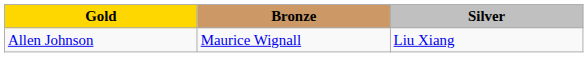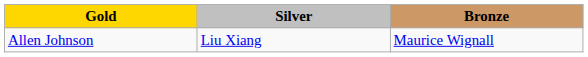columns swapped: (487, 16) <-> (294, 16)
